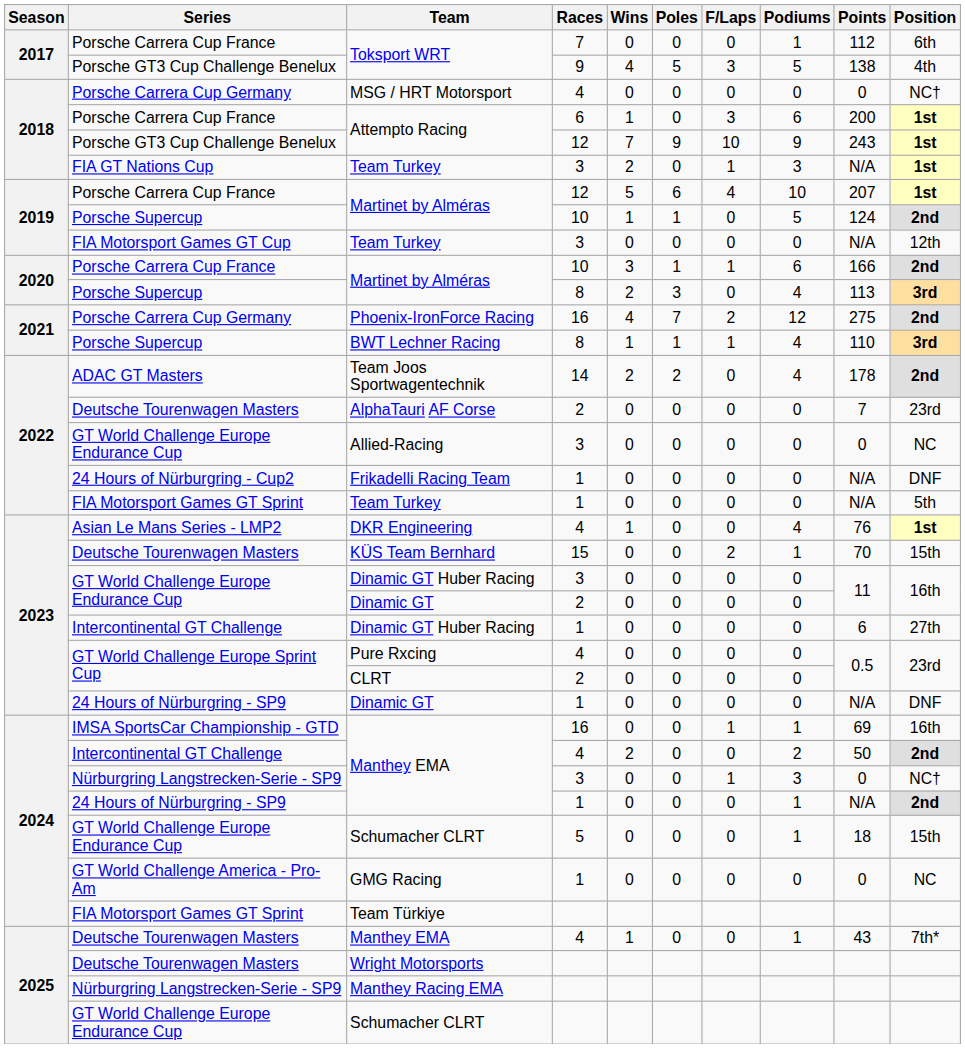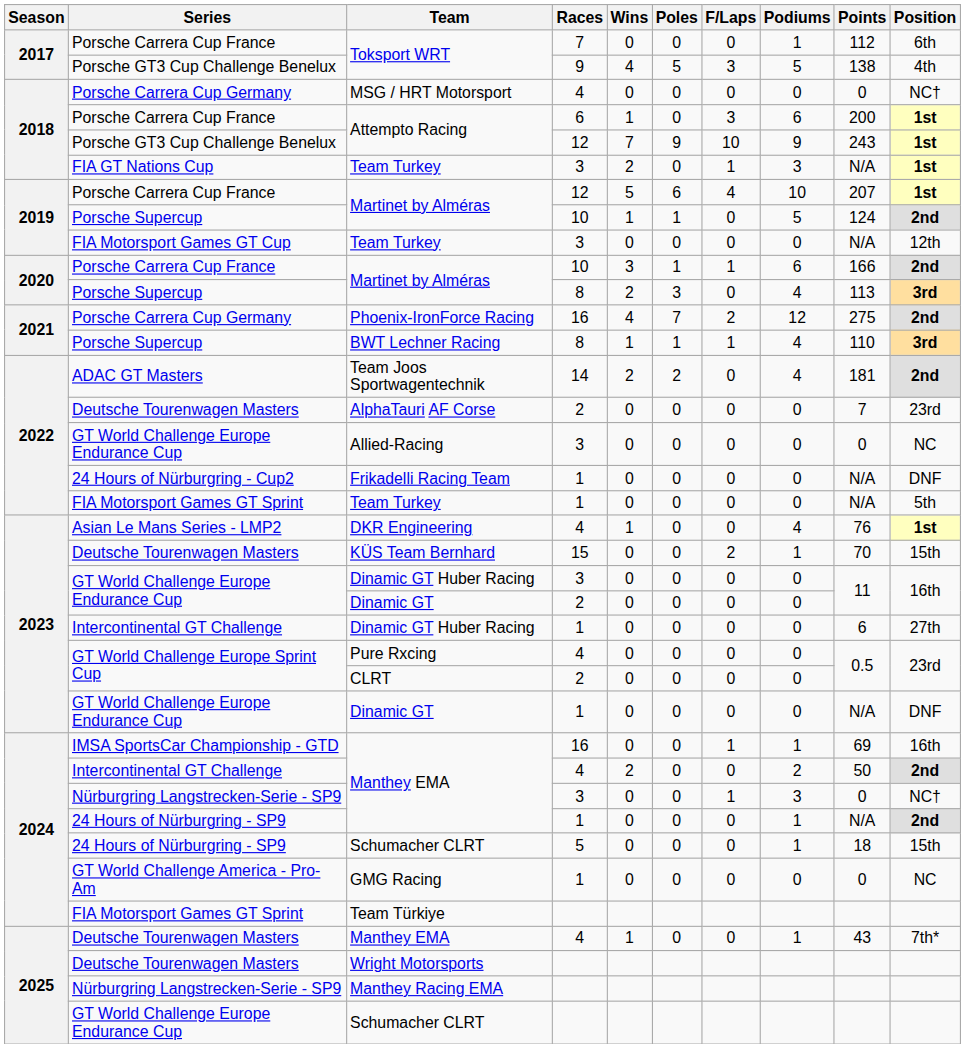(862, 377) 178 -> (862, 377) 181
(179, 703) 24 Hours of Nürburgring - SP9 -> (171, 712) GT World Challenge Europe Endurance Cup
(171, 837) GT World Challenge Europe Endurance Cup -> (179, 846) 24 Hours of Nürburgring - SP9
